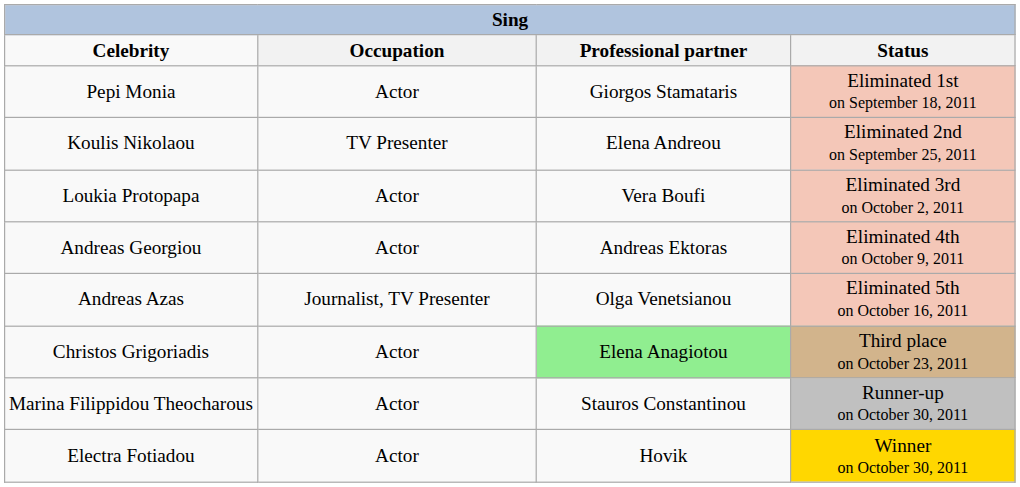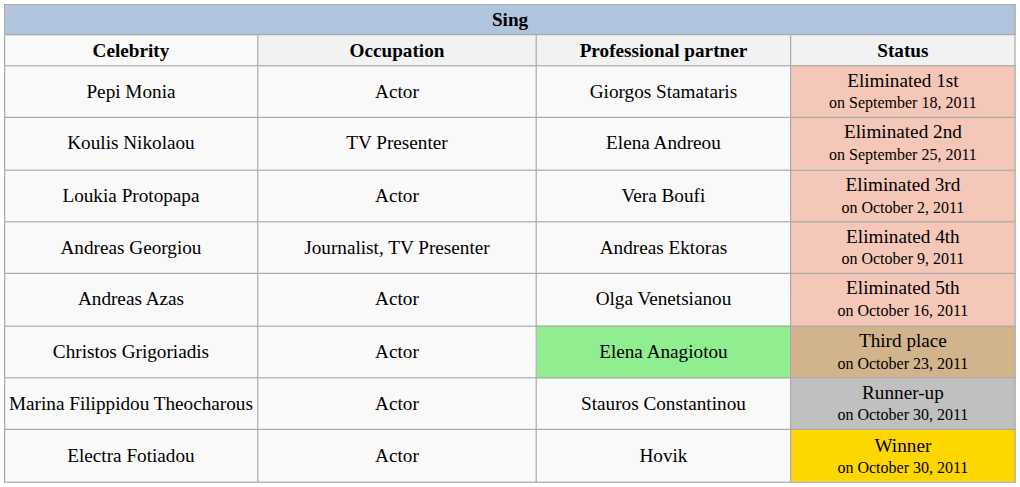(397, 247) Actor -> (397, 247) Journalist, TV Presenter
(397, 299) Journalist, TV Presenter -> (397, 299) Actor
